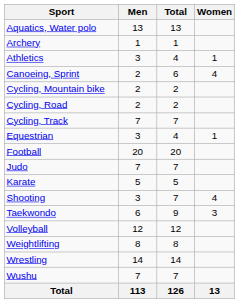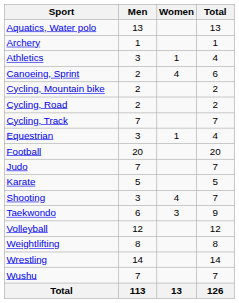columns swapped: (214, 12) <-> (176, 12)
